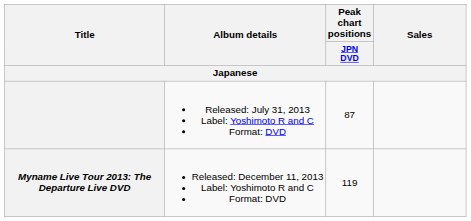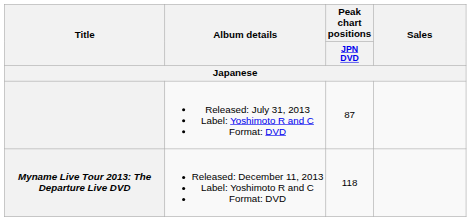(350, 182) 119 -> (350, 182) 118
